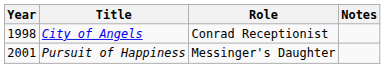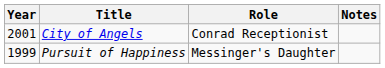(22, 34) 1998 -> (22, 34) 2001
(22, 53) 2001 -> (22, 53) 1999
